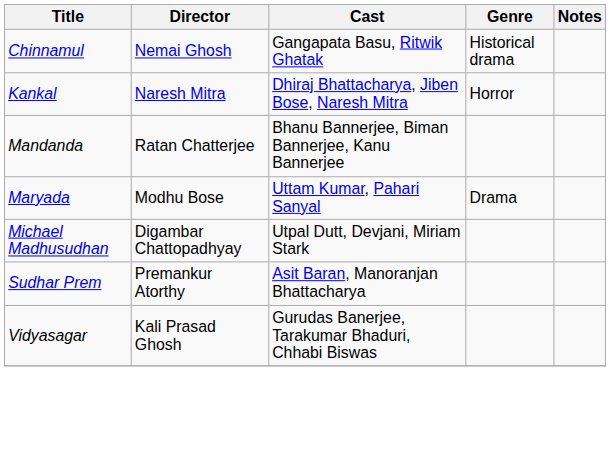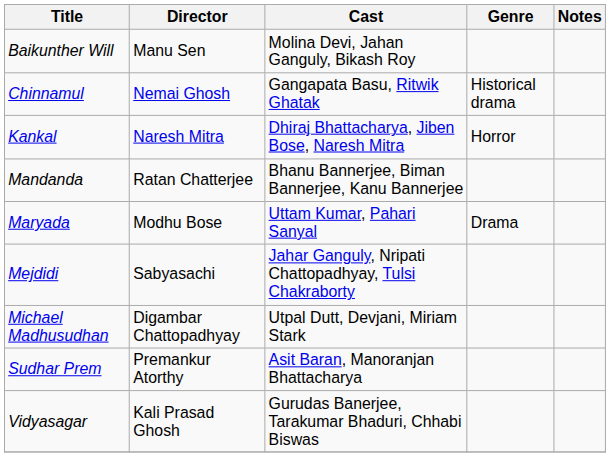+ row: (61, 51)
+ row: (33, 274)
